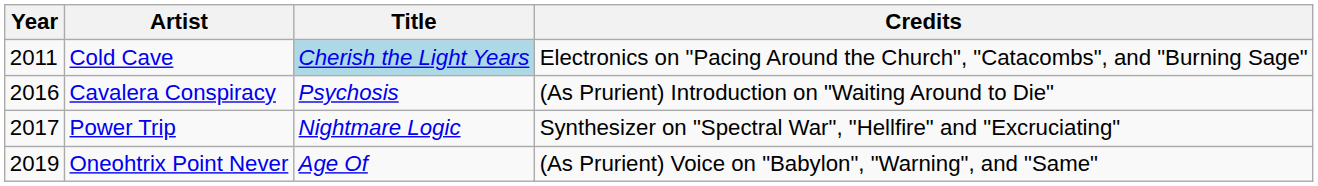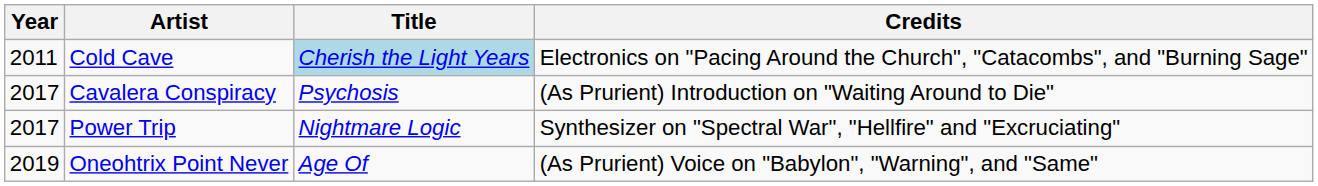(35, 92) 2016 -> (35, 92) 2017
